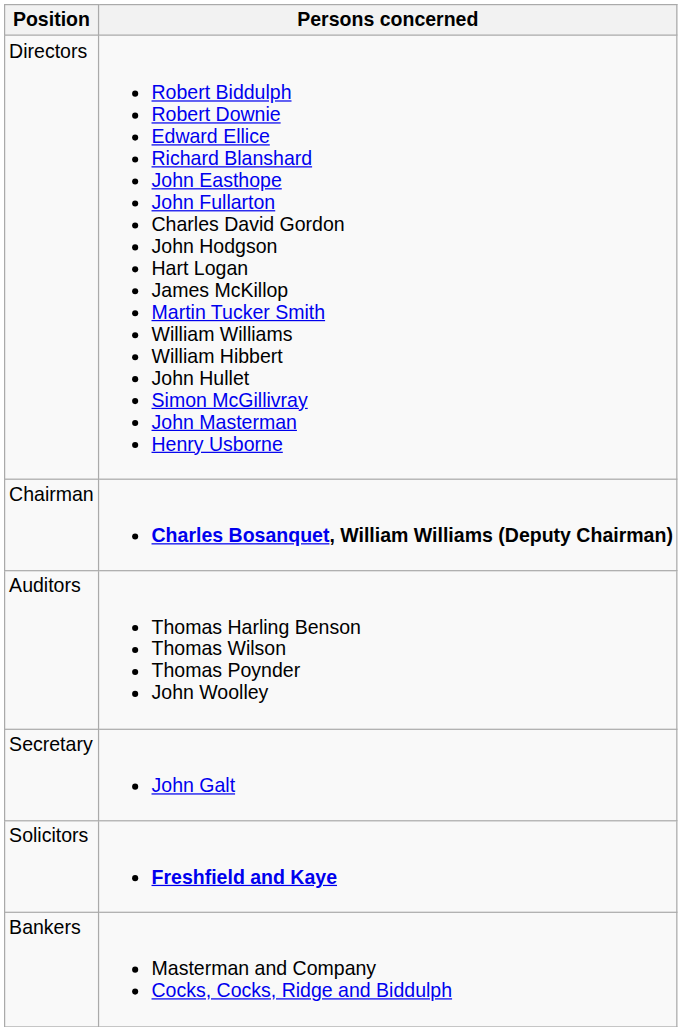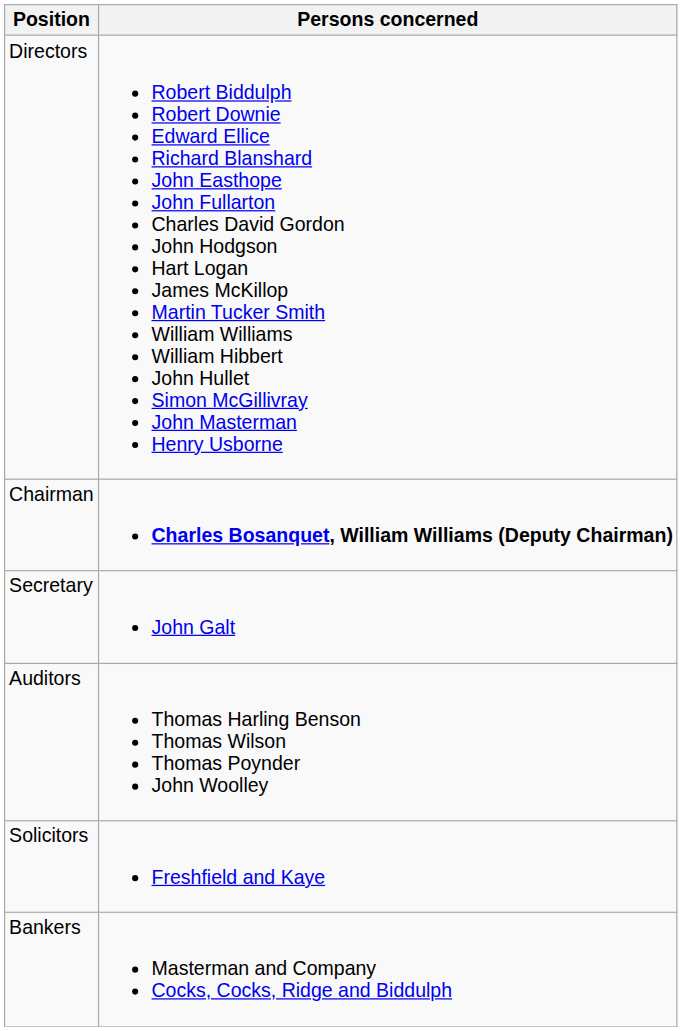rows swapped: (51, 744) <-> (45, 586)
(388, 878) bold -> (388, 878) normal
